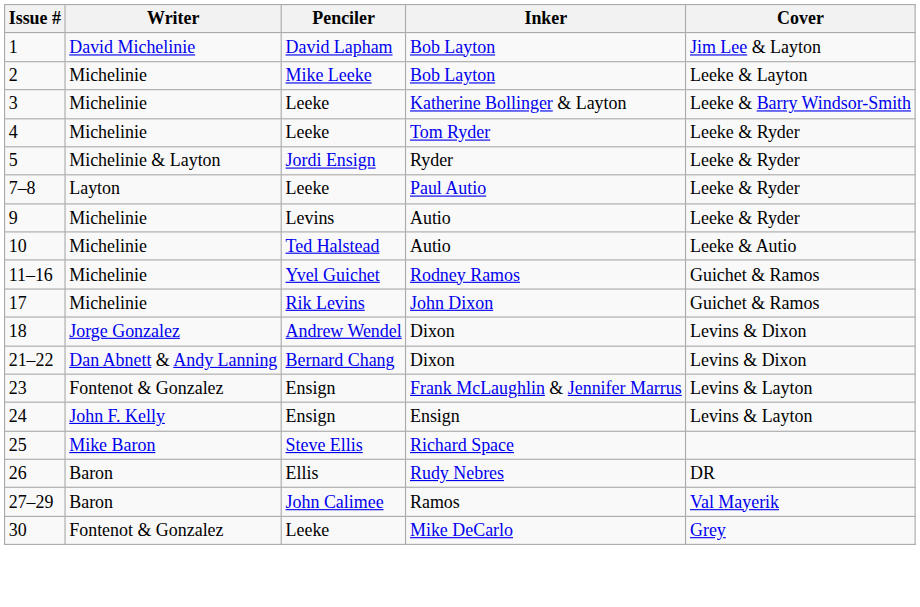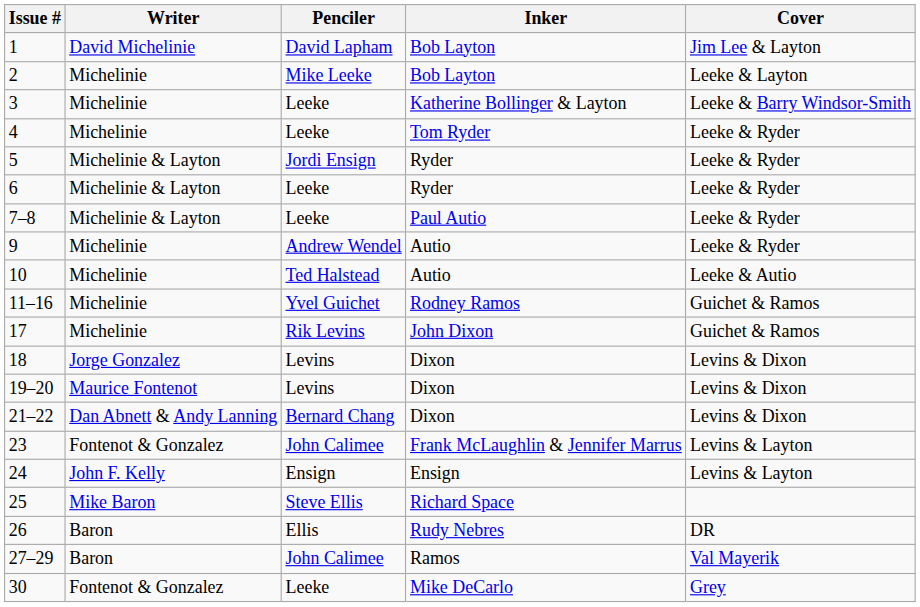+ row: (13, 189)
(95, 189) Layton -> (145, 217) Michelinie & Layton
(310, 217) Levins -> (344, 246) Andrew Wendel
(344, 331) Andrew Wendel -> (310, 359) Levins
+ row: (31, 388)
(310, 388) Ensign -> (335, 445) John Calimee
